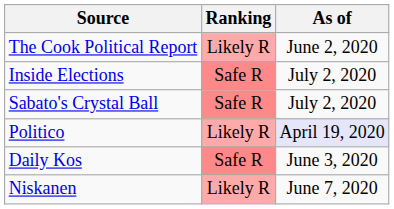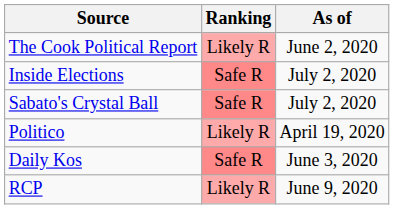(332, 132) lavender background -> (332, 132) no background
+ row: (26, 189)
- row: (43, 189)
